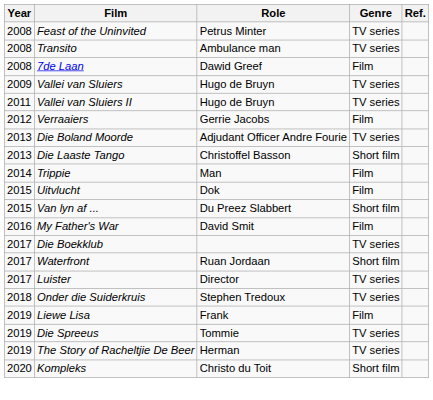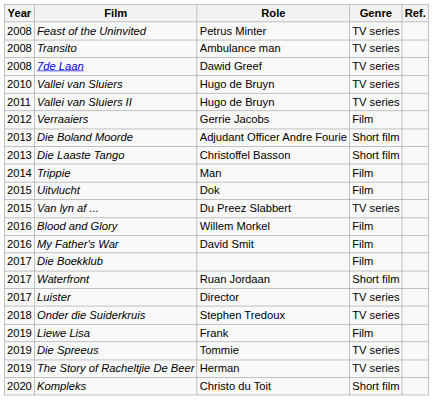(363, 66) Film -> (376, 66) TV series
(19, 84) 2009 -> (19, 84) 2010
(376, 137) TV series -> (376, 137) Short film
(376, 208) Short film -> (376, 208) TV series
+ row: (77, 226)
(376, 244) TV series -> (363, 262) Film
